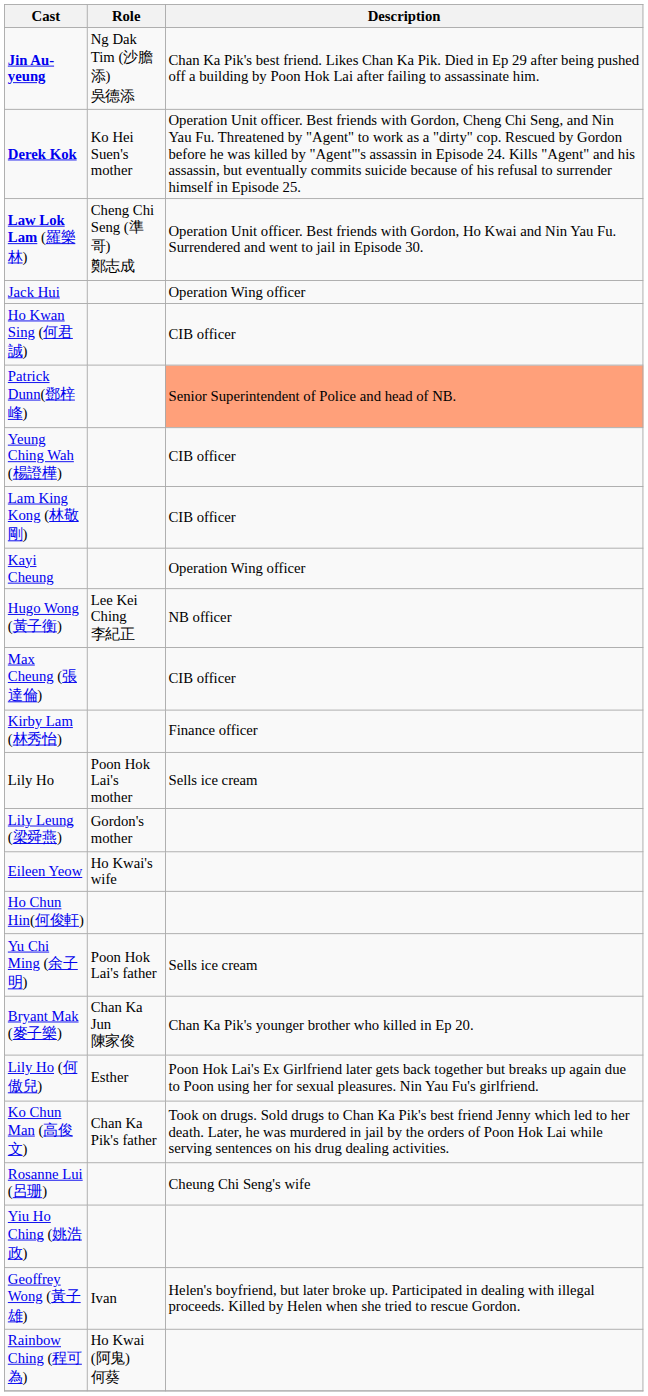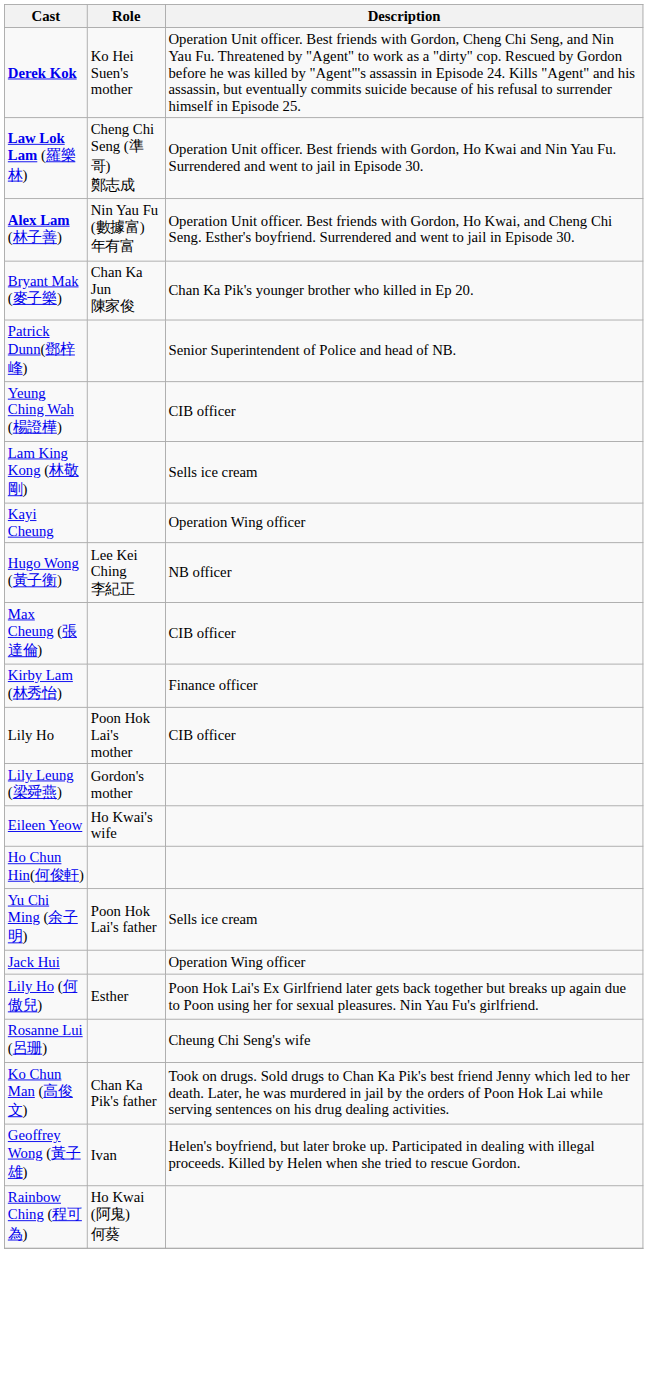- row: (31, 68)
+ row: (39, 228)
rows swapped: (34, 291) <-> (43, 1024)
- row: (40, 333)
(312, 396) lightsalmon background -> (312, 350) no background
(202, 517) CIB officer -> (213, 472) Sells ice cream
(213, 780) Sells ice cream -> (202, 735) CIB officer
rows swapped: (40, 1130) <-> (45, 1183)
- row: (45, 1235)
